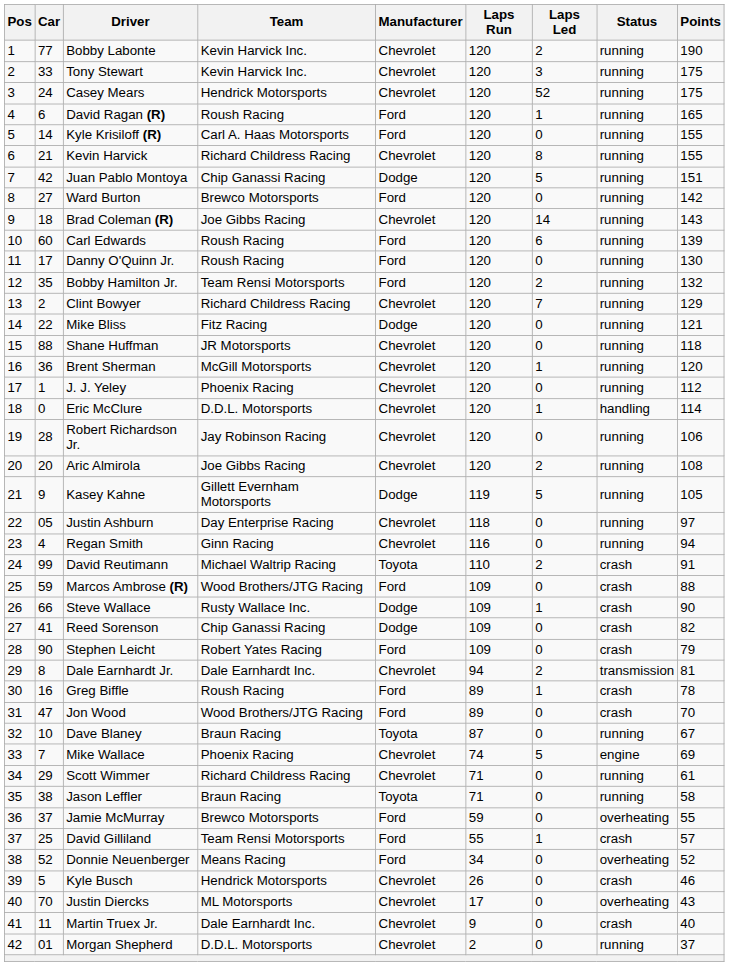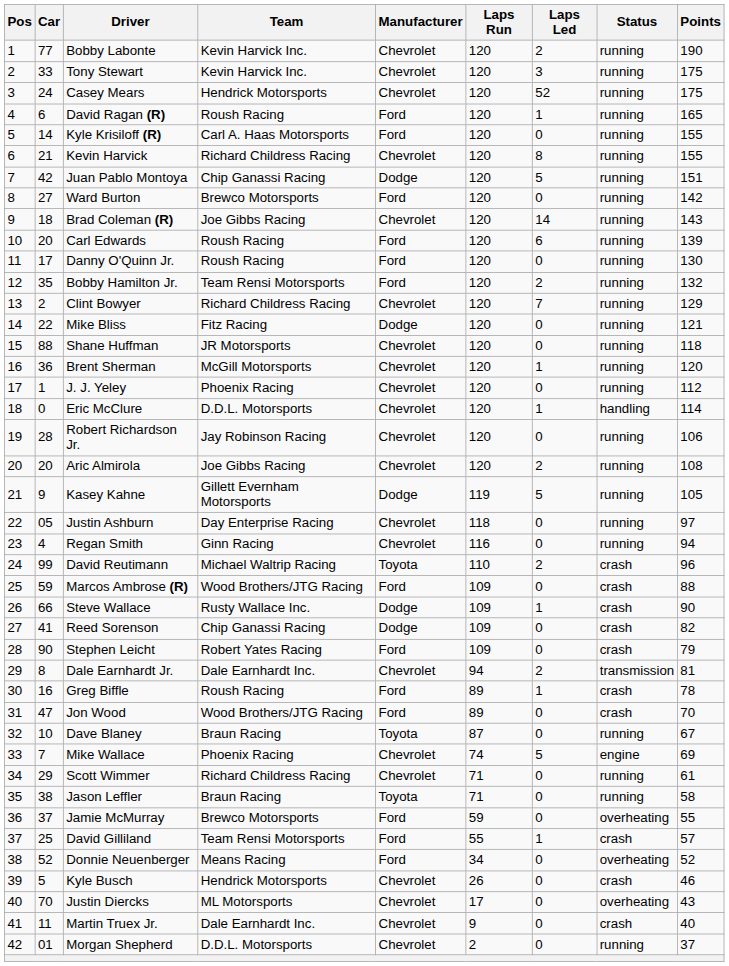(45, 240) 60 -> (45, 240) 20
(688, 565) 91 -> (688, 565) 96
